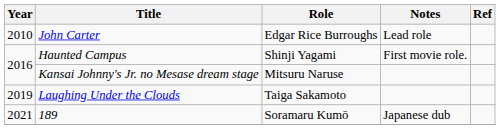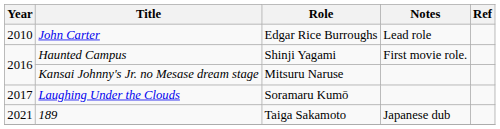(20, 94) 2019 -> (20, 94) 2017
(305, 94) Taiga Sakamoto -> (306, 94) Soramaru Kumō
(306, 114) Soramaru Kumō -> (305, 114) Taiga Sakamoto
